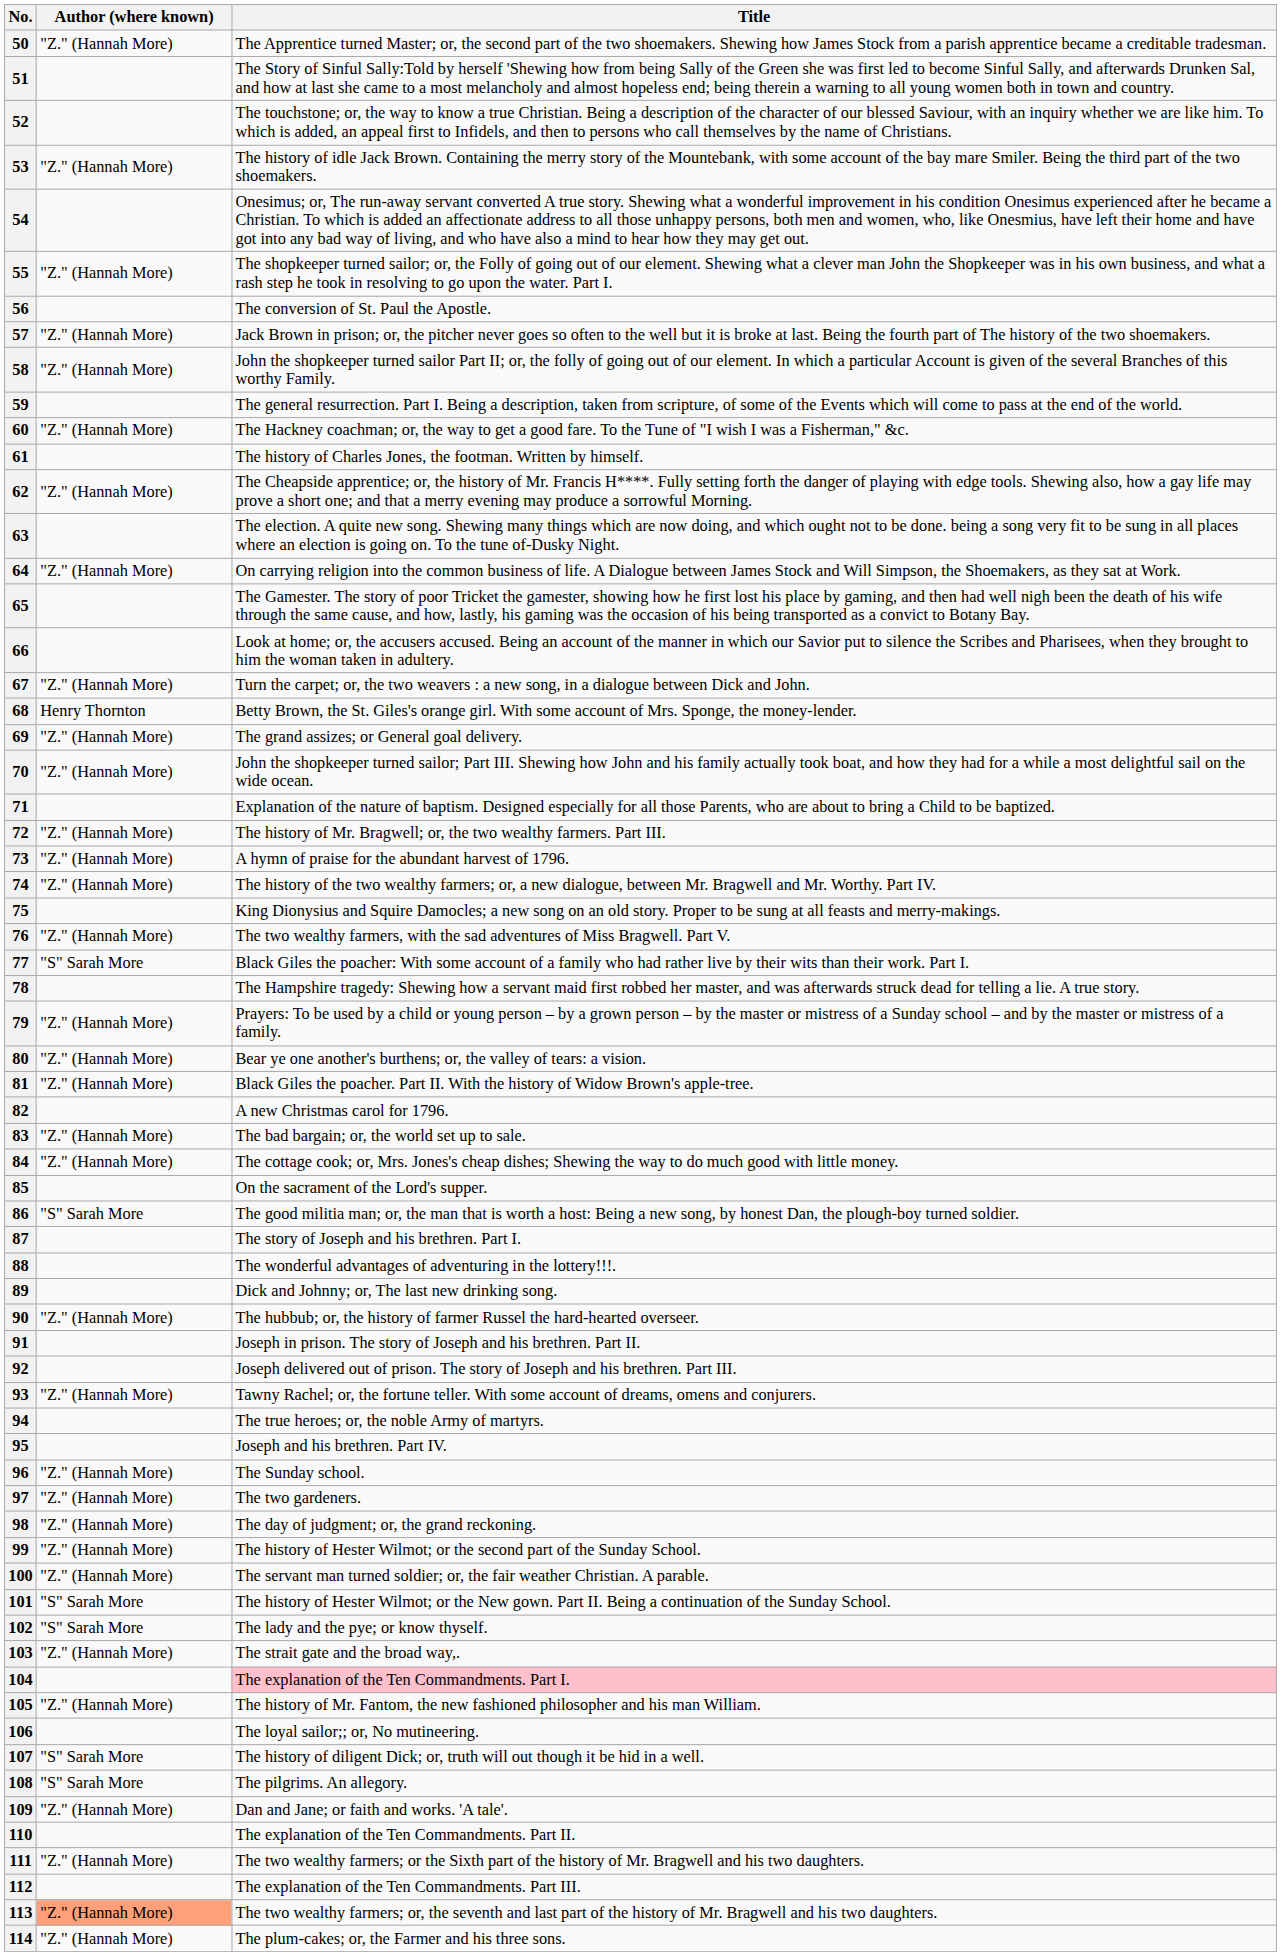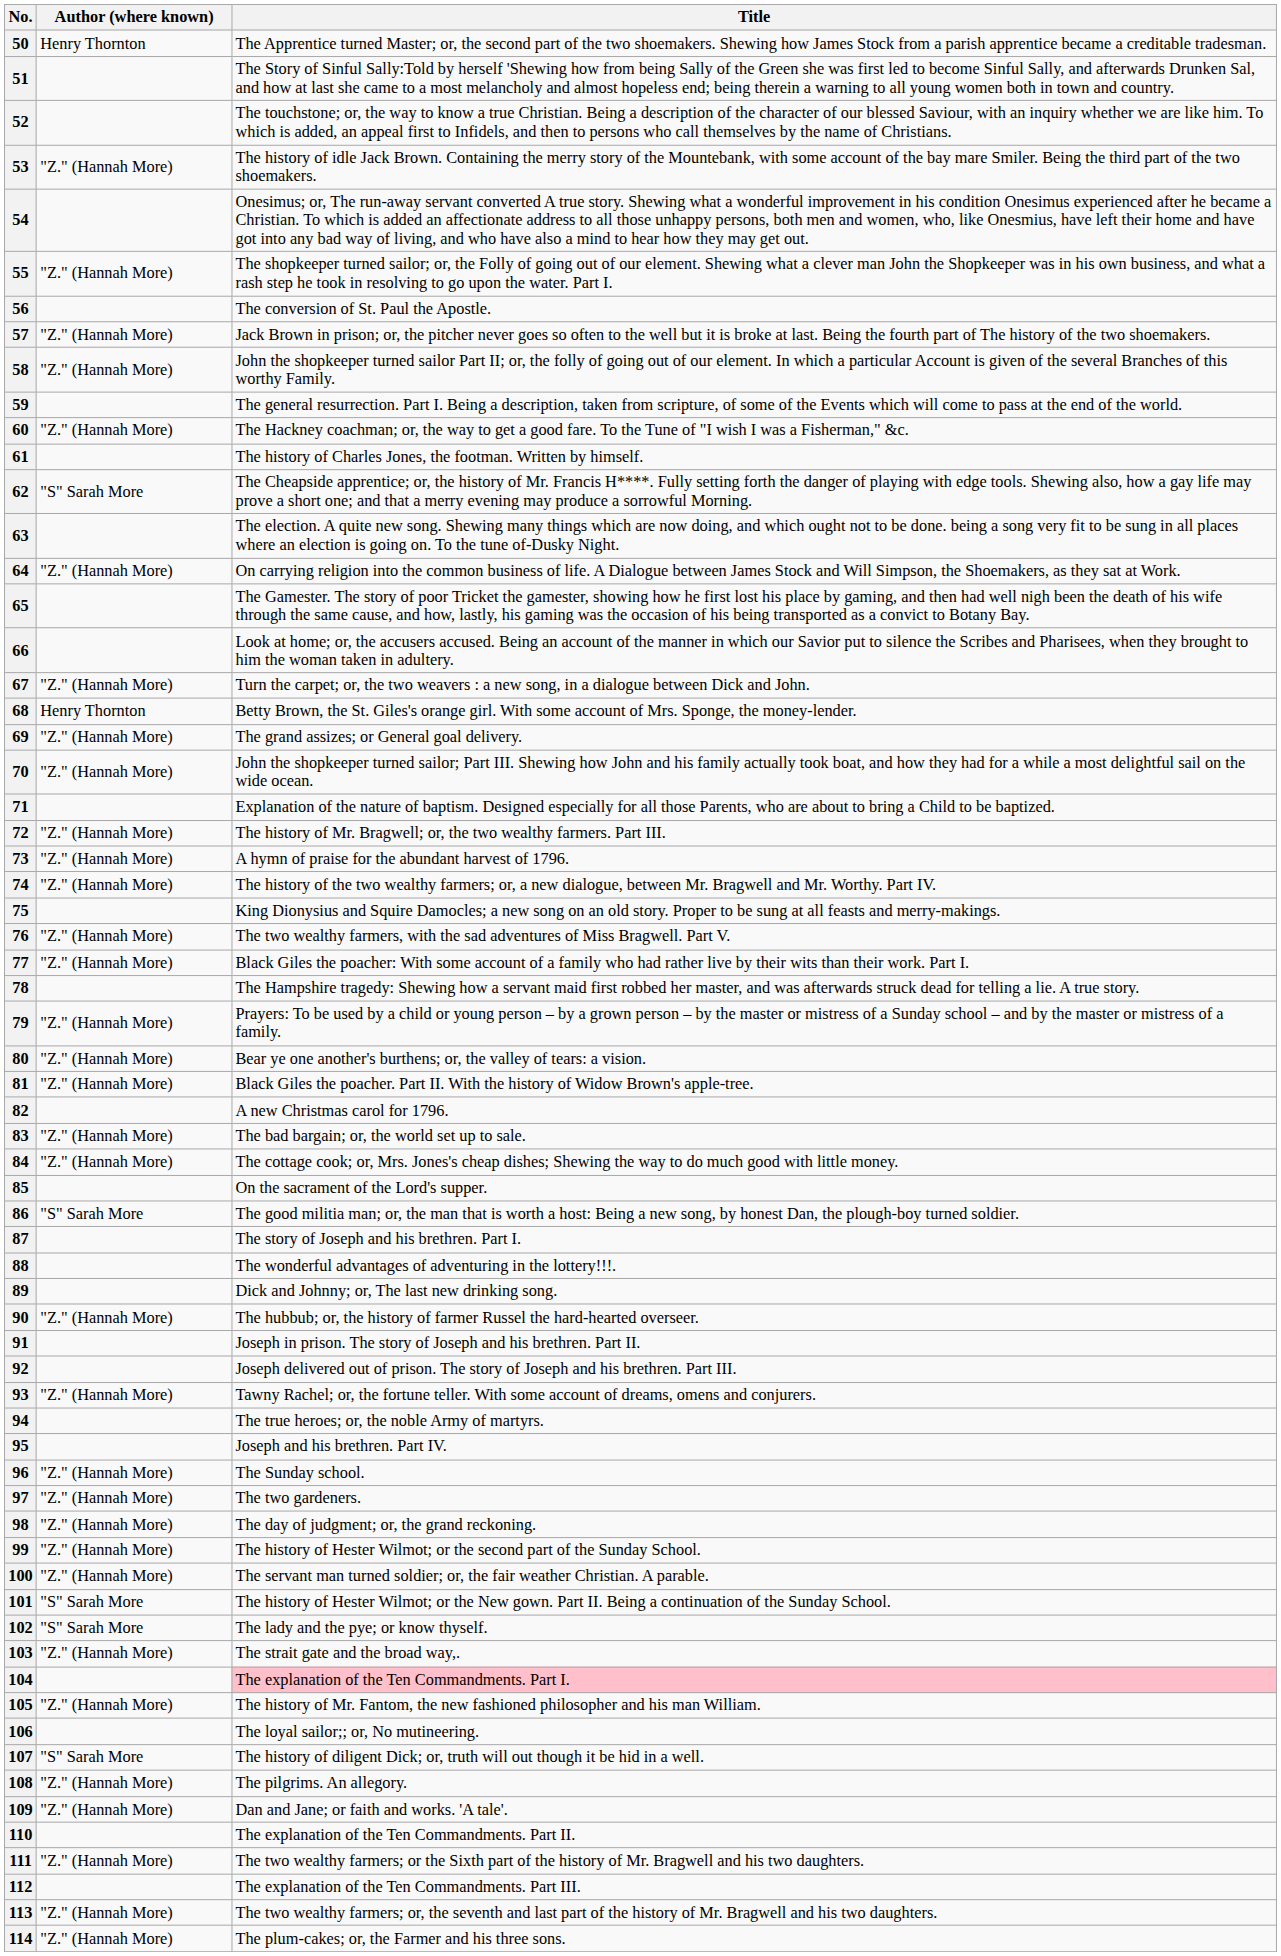(107, 43) "Z." (Hannah More) -> (93, 43) Henry Thornton
(107, 491) "Z." (Hannah More) -> (92, 491) "S" Sarah More
(92, 962) "S" Sarah More -> (107, 962) "Z." (Hannah More)
(92, 1783) "S" Sarah More -> (107, 1783) "Z." (Hannah More)
(107, 1912) lightsalmon background -> (107, 1912) no background
